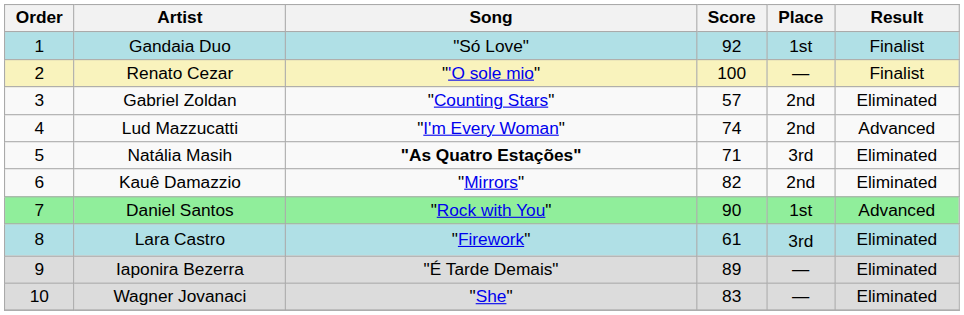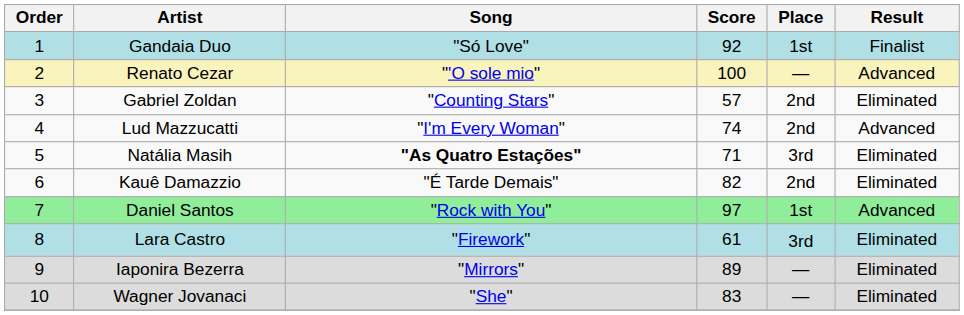(897, 73) Finalist -> (897, 73) Advanced
(491, 182) "Mirrors" -> (491, 182) "É Tarde Demais"
(732, 210) 90 -> (732, 210) 97
(491, 269) "É Tarde Demais" -> (491, 269) "Mirrors"
